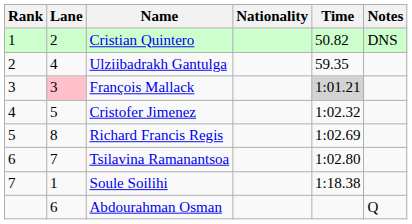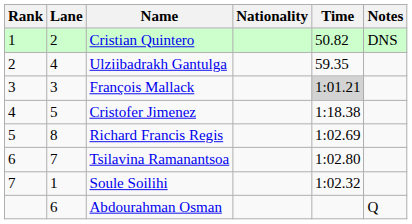(54, 87) pink background -> (54, 87) no background
(338, 111) 1:02.32 -> (338, 111) 1:18.38
(338, 183) 1:18.38 -> (338, 183) 1:02.32
